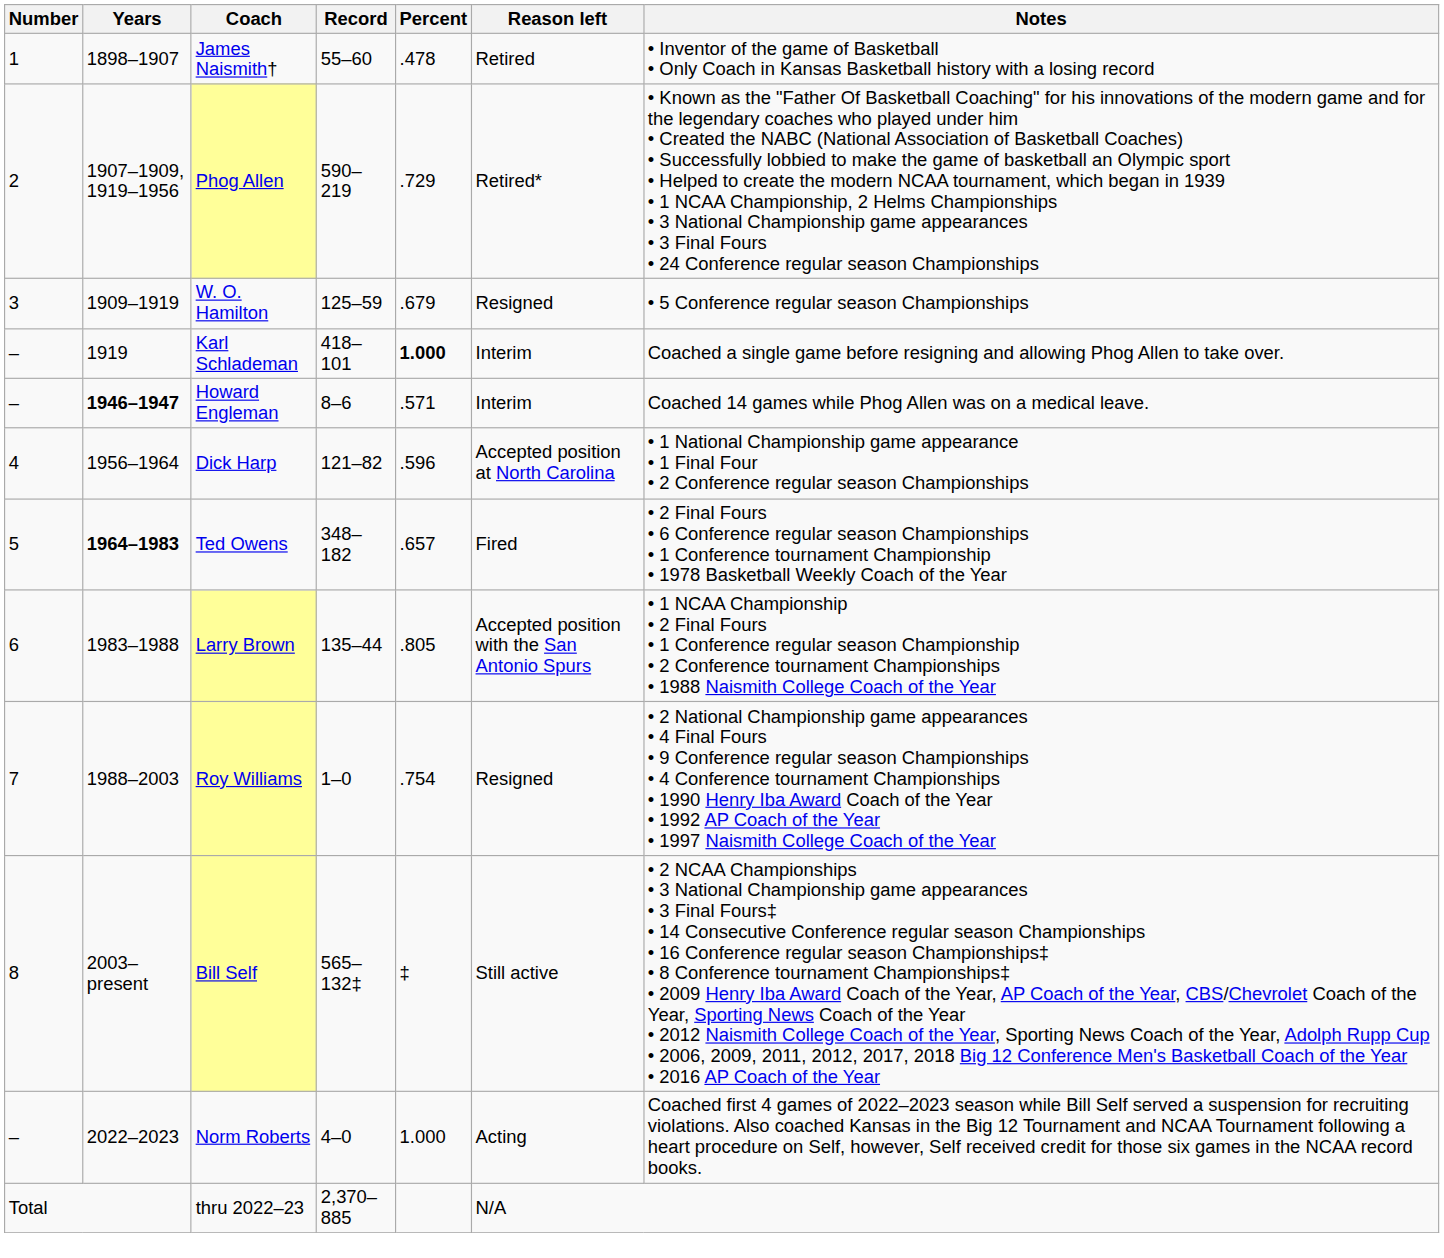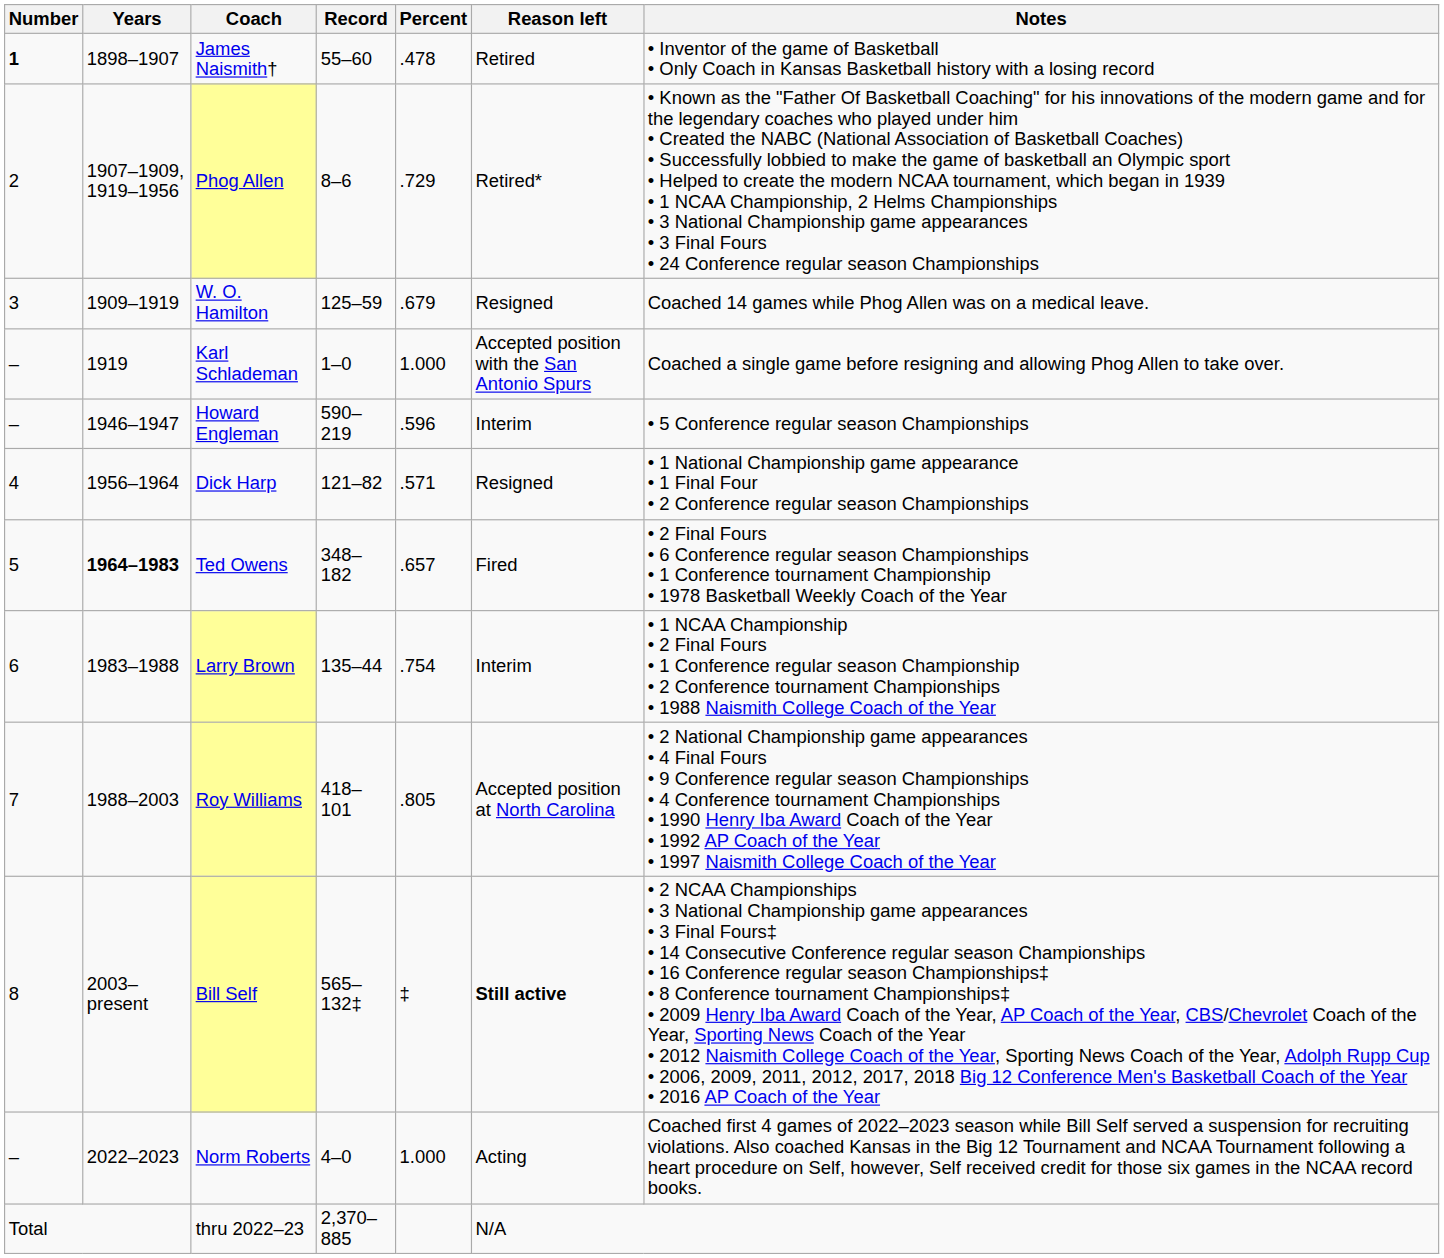(14, 58) normal -> (14, 58) bold
(341, 180) 590–219 -> (336, 180) 8–6
(838, 303) • 5 Conference regular season Championships -> (898, 303) Coached 14 games while Phog Allen was on a medical leave.
(341, 353) 418–101 -> (336, 363) 1–0
(423, 353) bold -> (423, 363) normal
(504, 353) Interim -> (548, 363) Accepted position with the San Antonio Spurs
(133, 403) bold -> (133, 423) normal
(336, 403) 8–6 -> (341, 423) 590–219
(417, 403) .571 -> (417, 423) .596
(898, 403) Coached 14 games while Phog Allen was on a medical leave. -> (838, 423) • 5 Conference regular season Championships
(417, 463) .596 -> (417, 483) .571
(548, 463) Accepted position at North Carolina -> (514, 483) Resigned
(417, 645) .805 -> (417, 666) .754
(548, 645) Accepted position with the San Antonio Spurs -> (504, 666) Interim
(336, 778) 1–0 -> (341, 799) 418–101
(417, 778) .754 -> (417, 799) .805
(514, 778) Resigned -> (548, 799) Accepted position at North Carolina
(517, 973) normal -> (521, 994) bold
